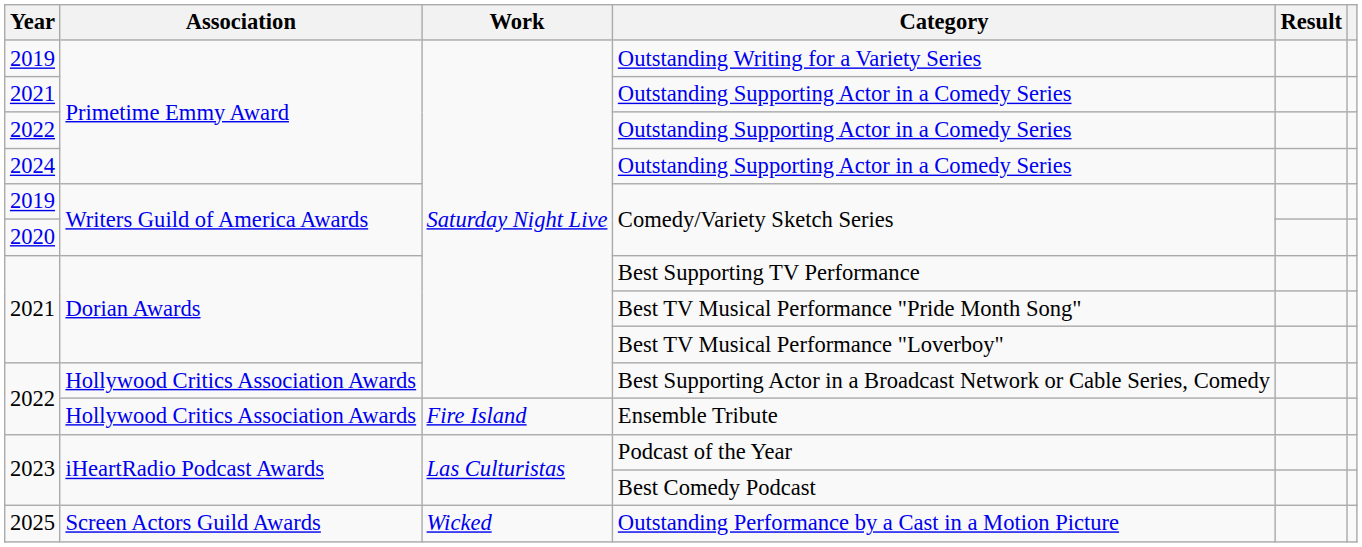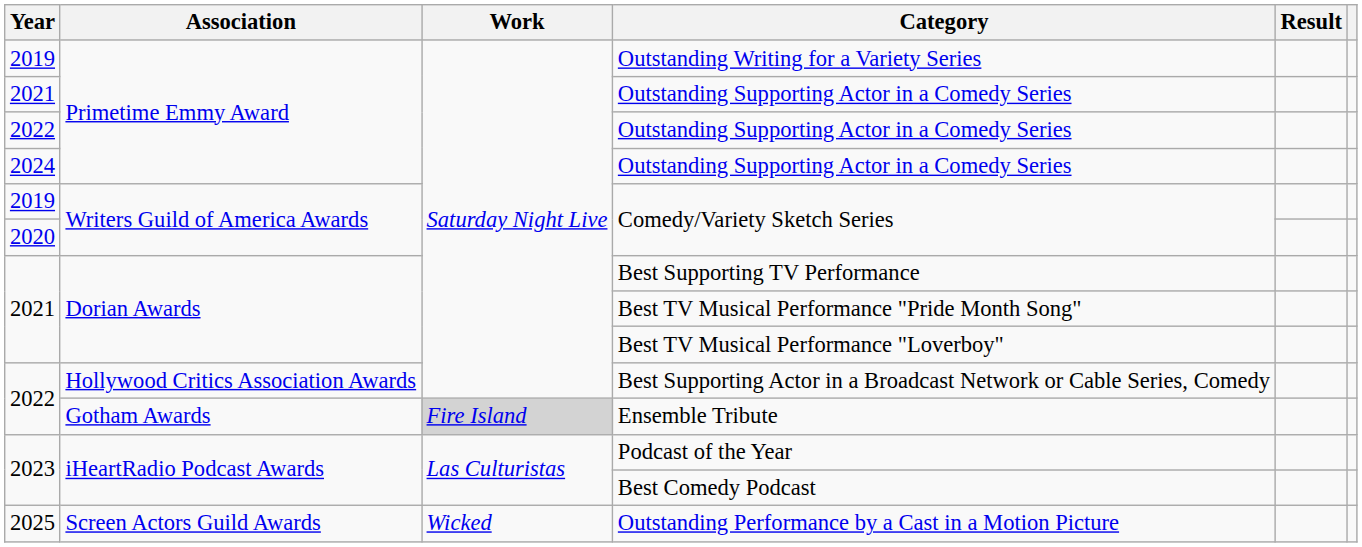(241, 415) Hollywood Critics Association Awards -> (138, 415) Gotham Awards
(477, 415) no background -> (477, 415) lightgrey background
